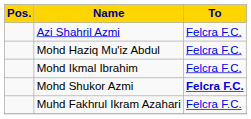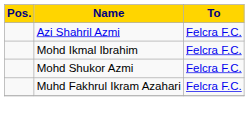- row: (98, 50)
(215, 86) bold -> (214, 68) normal
